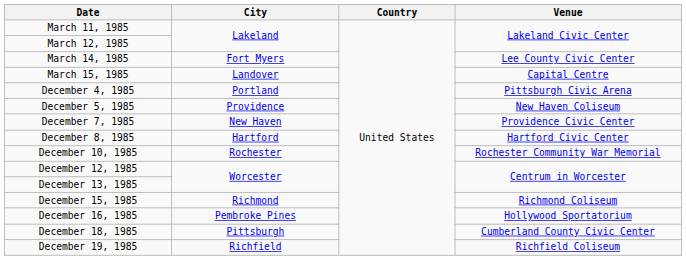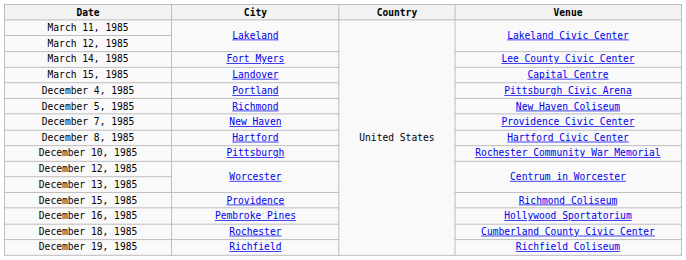(255, 106) Providence -> (255, 106) Richmond
(255, 153) Rochester -> (255, 153) Pittsburgh
(255, 200) Richmond -> (255, 200) Providence
(255, 232) Pittsburgh -> (255, 232) Rochester
